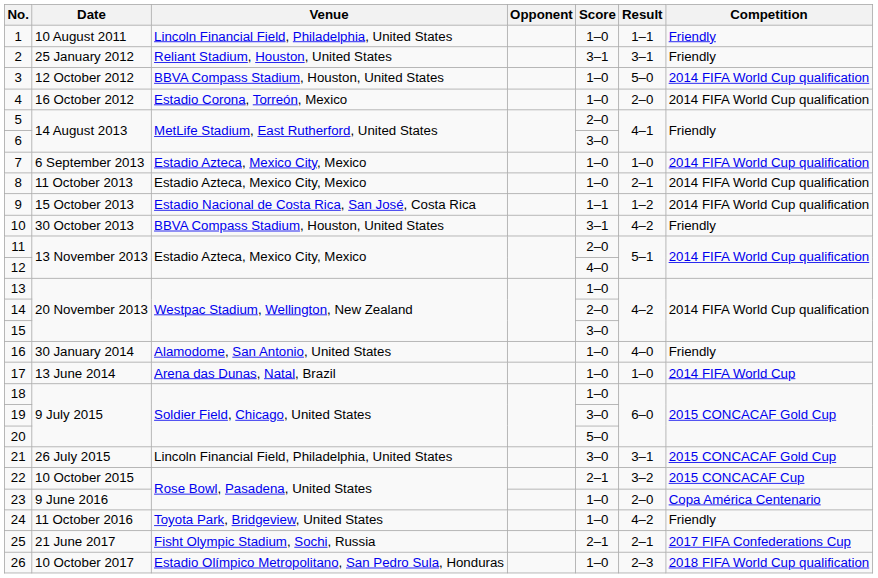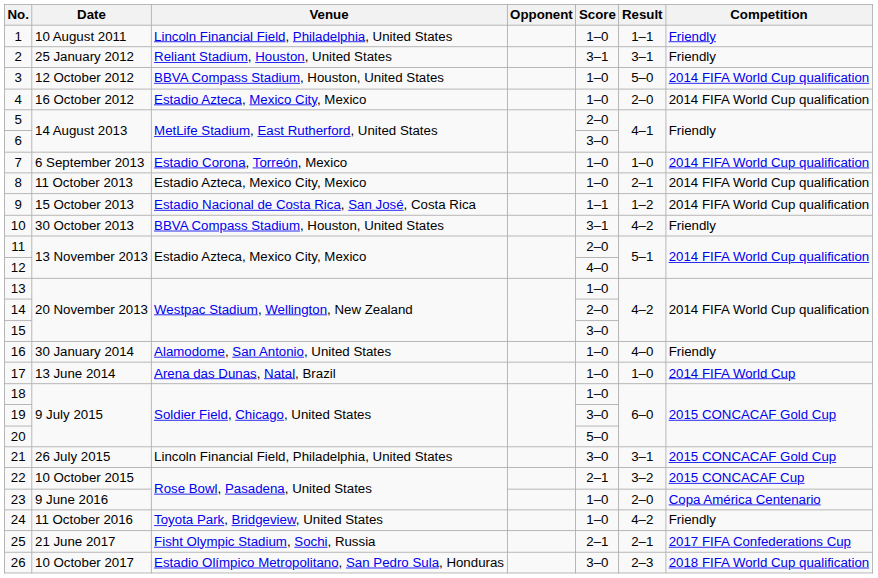(251, 99) Estadio Corona, Torreón, Mexico -> (260, 99) Estadio Azteca, Mexico City, Mexico
(260, 162) Estadio Azteca, Mexico City, Mexico -> (251, 162) Estadio Corona, Torreón, Mexico
(597, 562) 1–0 -> (597, 562) 3–0
